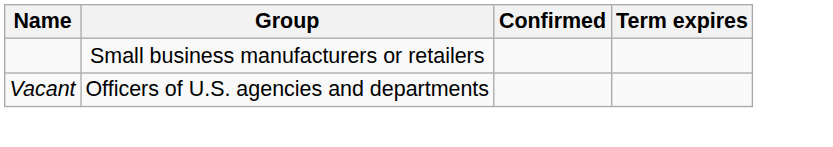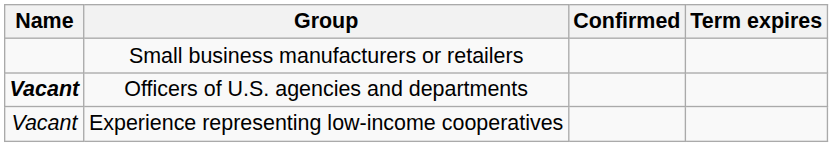(43, 89) normal -> (44, 89) bold
+ row: (326, 123)
